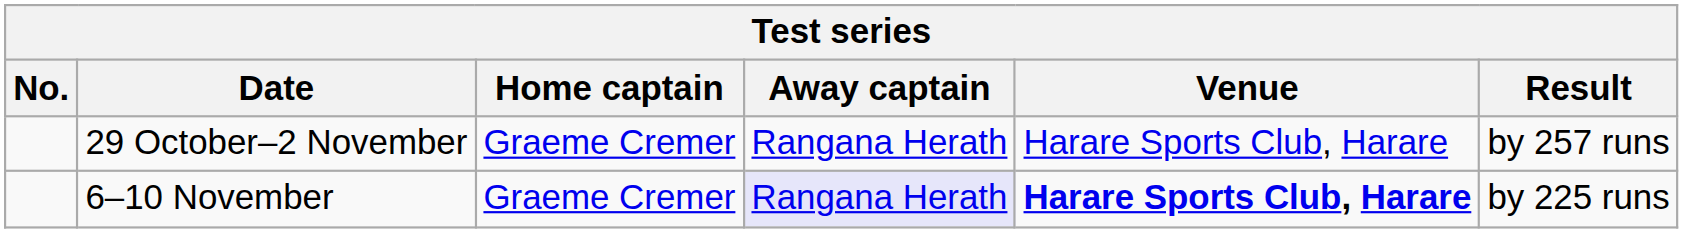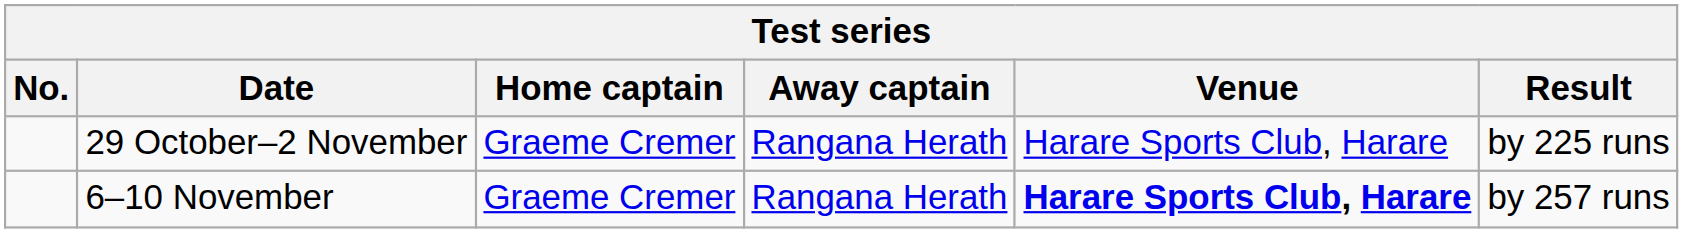(1579, 142) by 257 runs -> (1579, 142) by 225 runs
(879, 198) lavender background -> (879, 198) no background
(1579, 198) by 225 runs -> (1579, 198) by 257 runs
